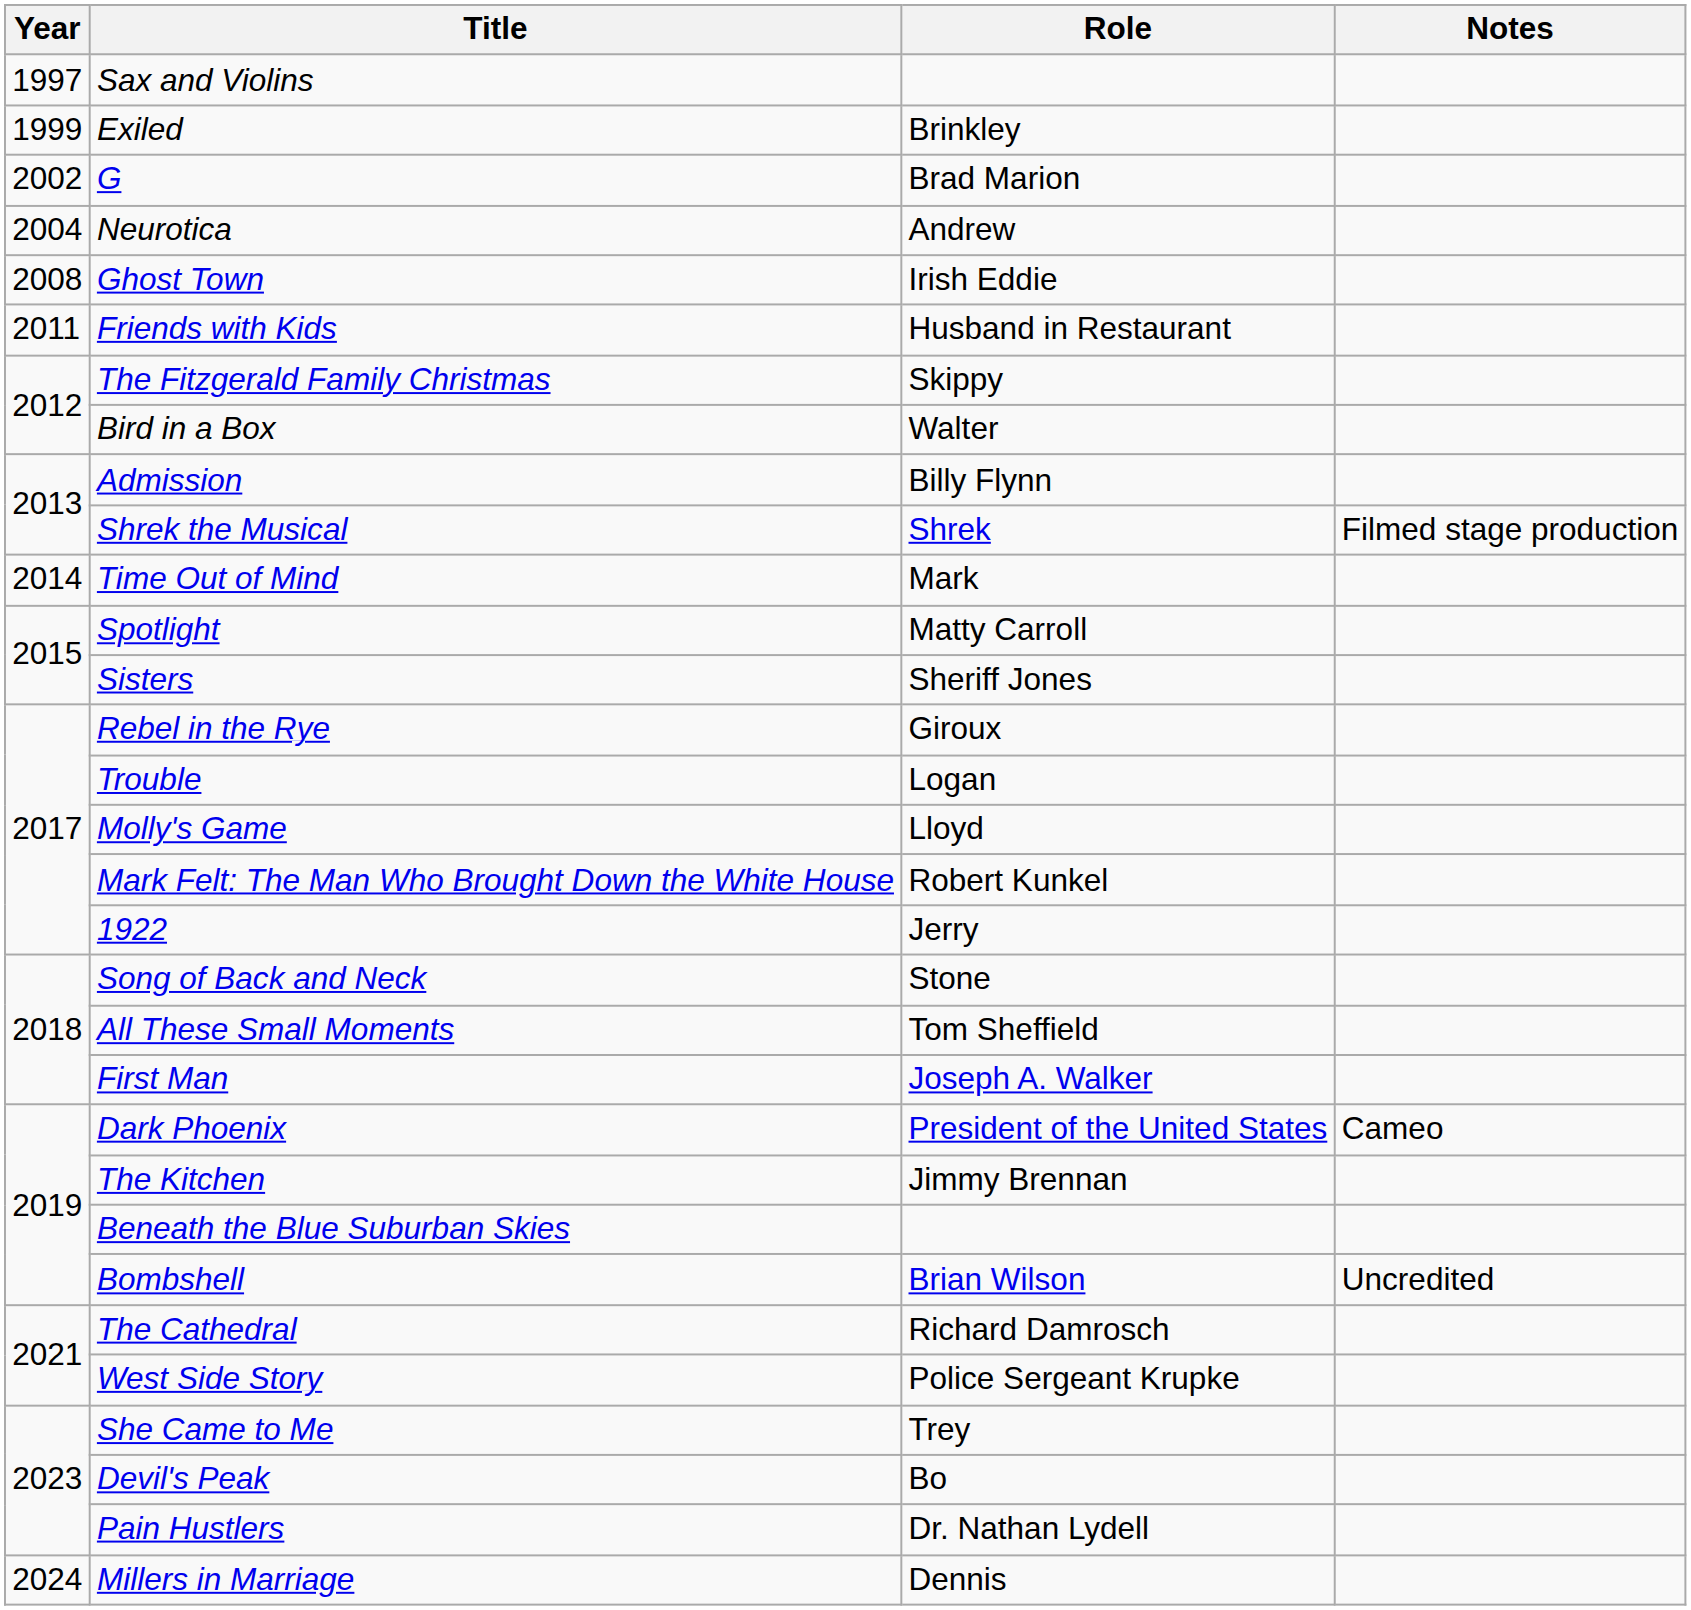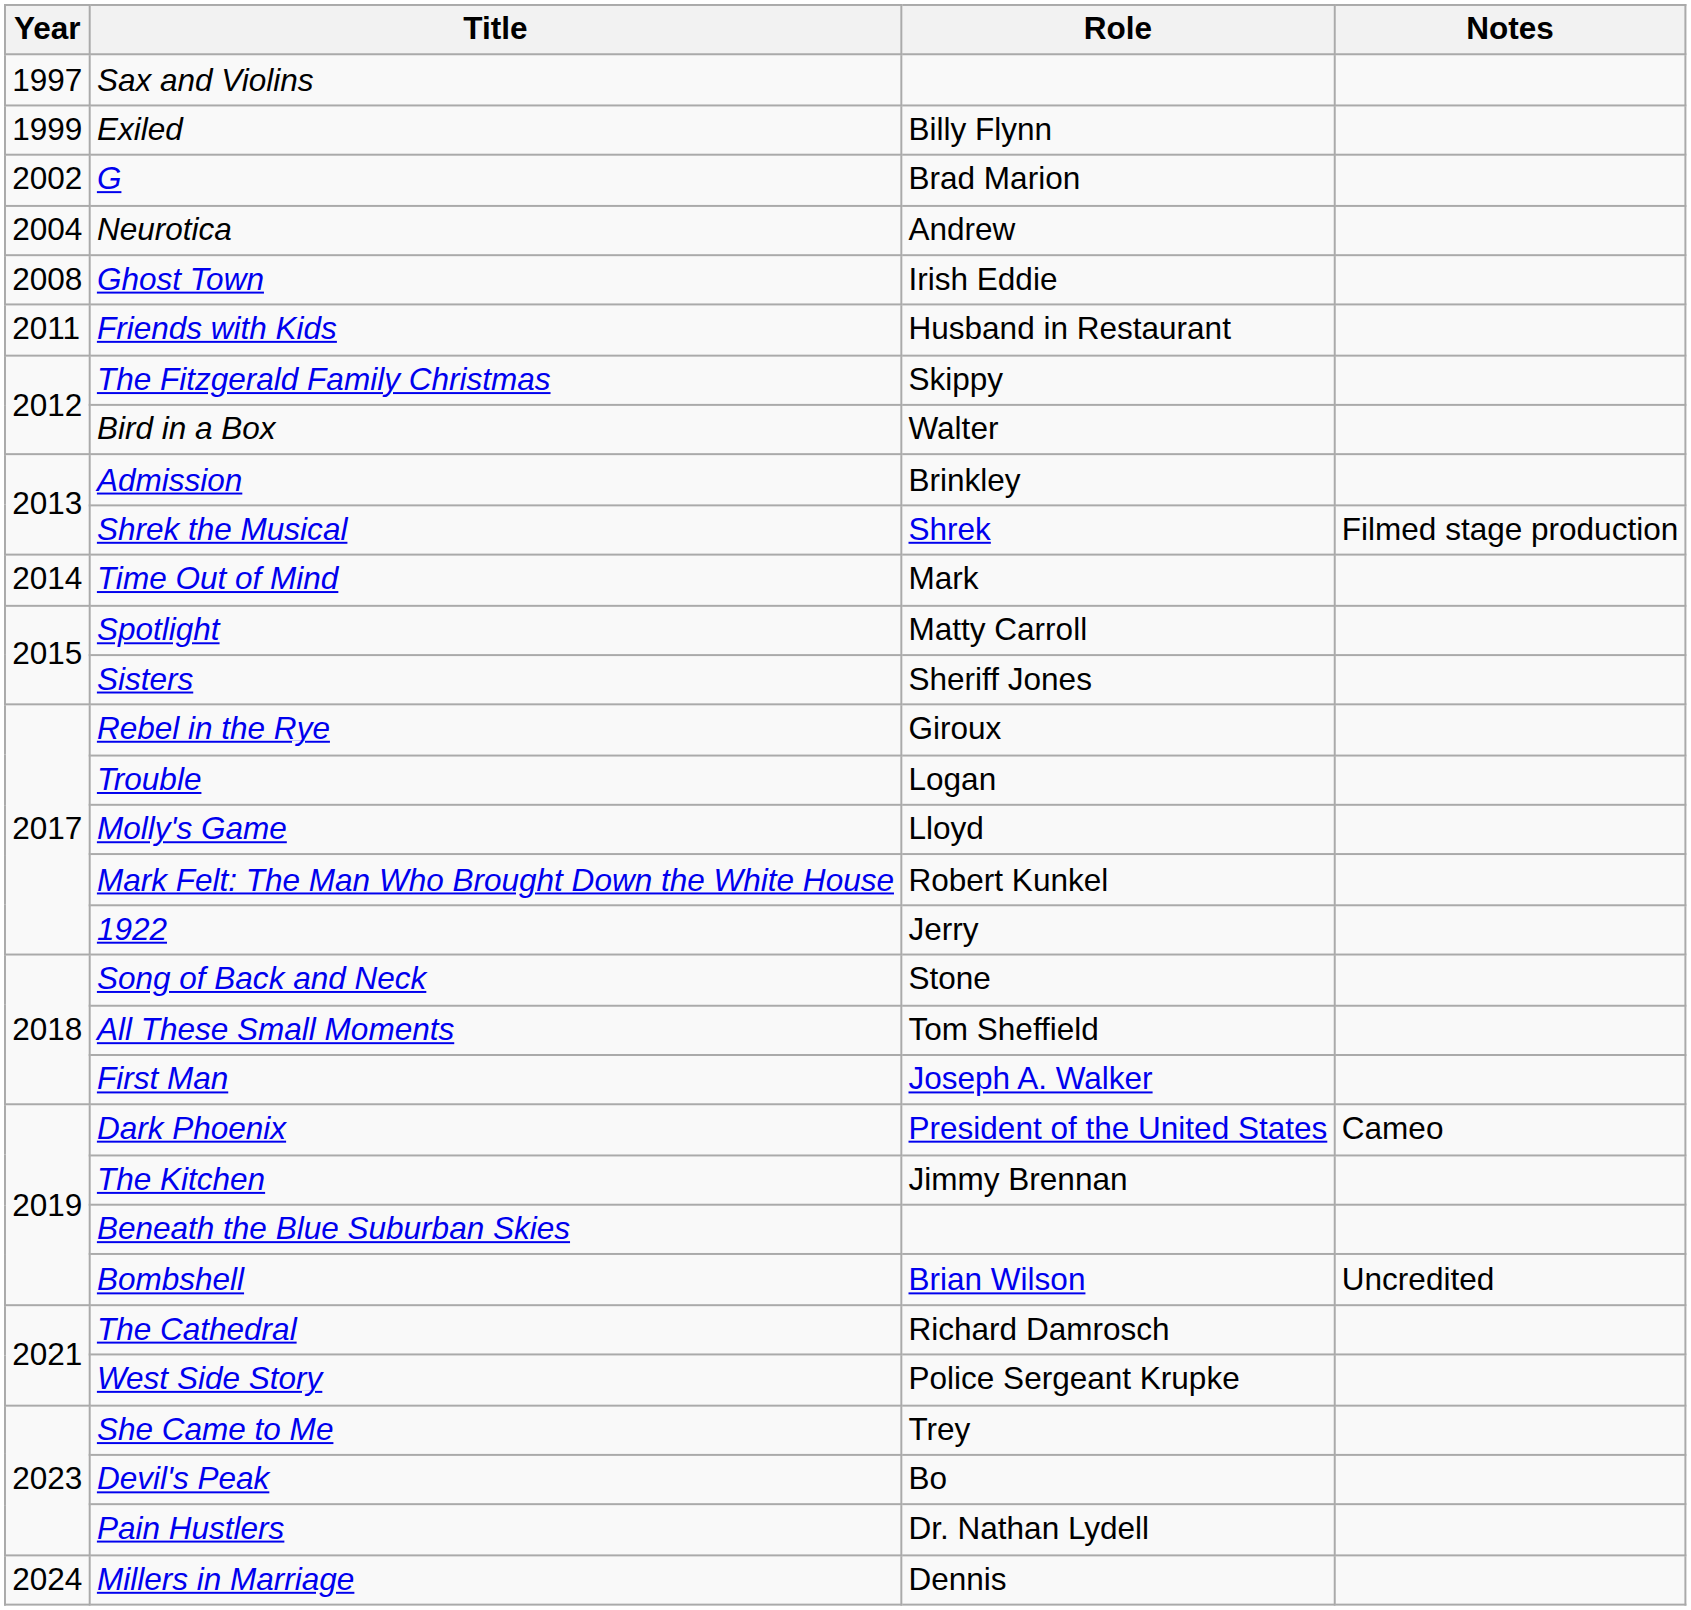(965, 129) Brinkley -> (980, 129) Billy Flynn
(980, 479) Billy Flynn -> (965, 479) Brinkley
